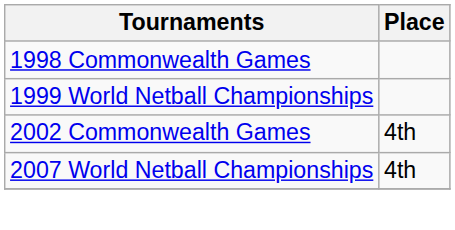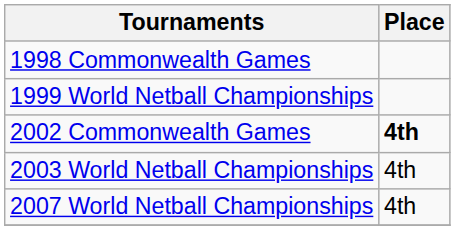(400, 133) normal -> (401, 133) bold
+ row: (192, 170)
